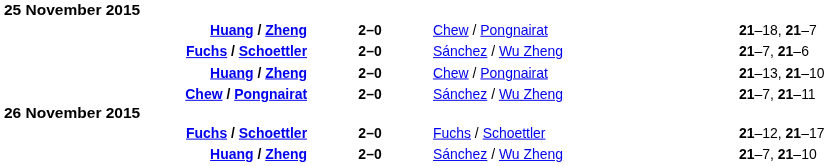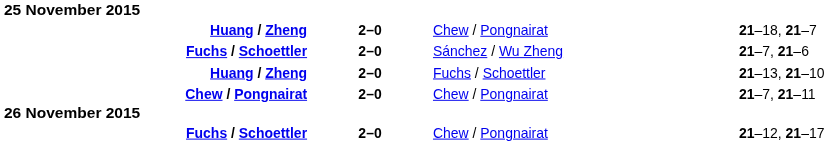(490, 73) Chew / Pongnairat -> (489, 73) Fuchs / Schoettler
(498, 94) Sánchez / Wu Zheng -> (490, 94) Chew / Pongnairat
(489, 133) Fuchs / Schoettler -> (490, 133) Chew / Pongnairat
- row: (259, 154)
